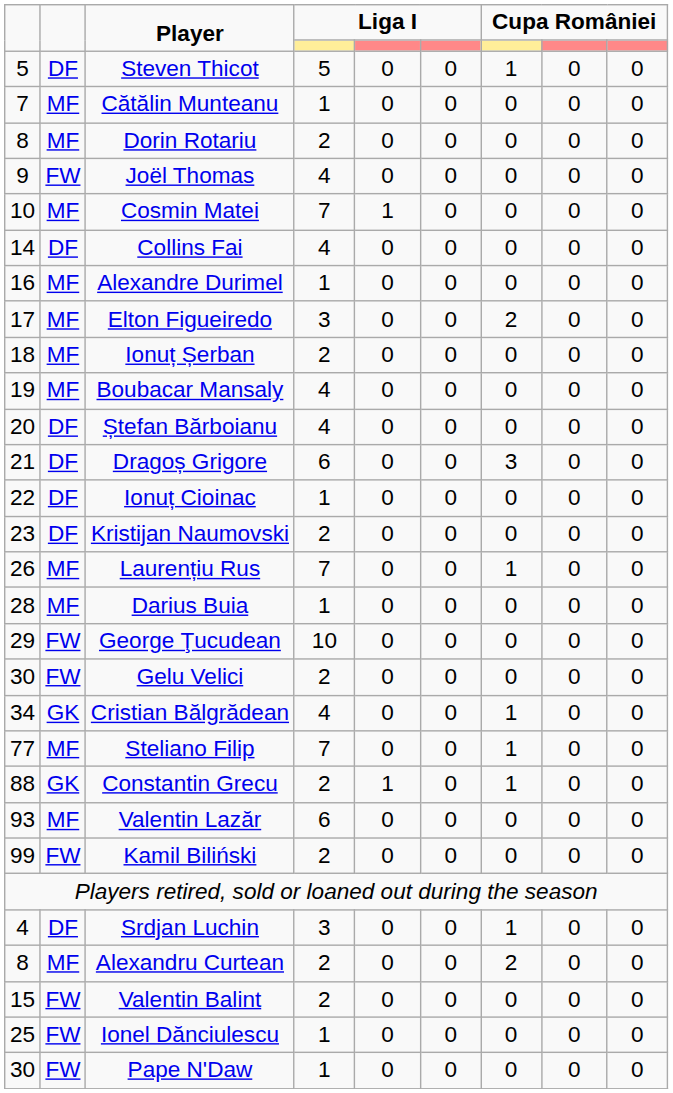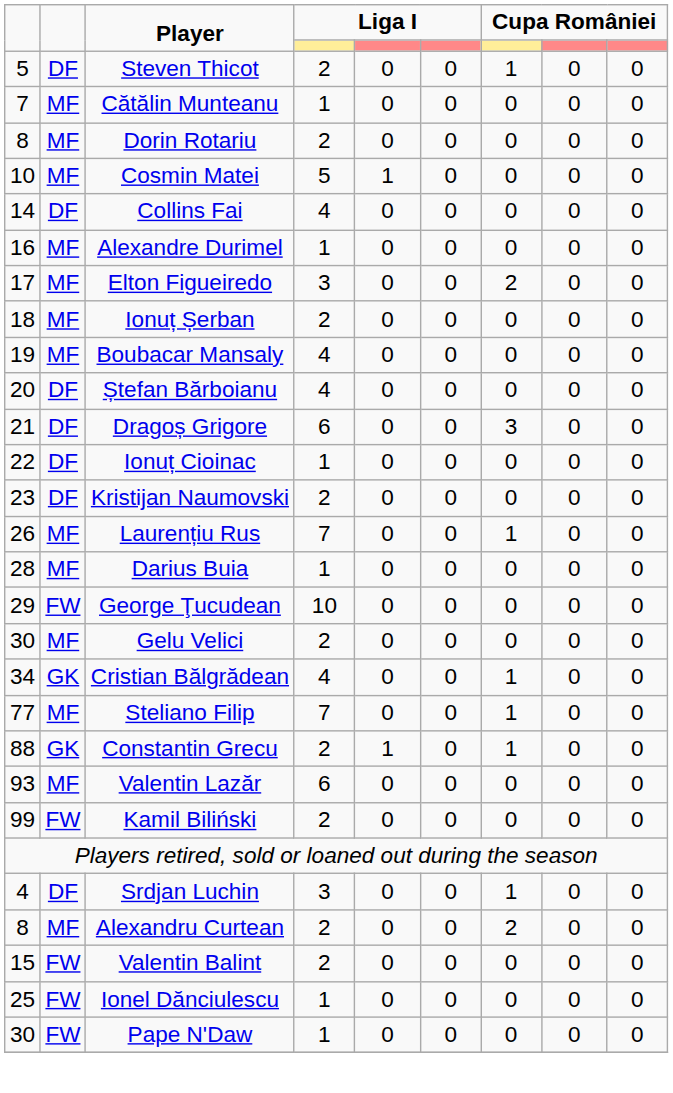(324, 68) 5 -> (324, 68) 2
- row: (190, 175)
(324, 211) 7 -> (324, 175) 5
(63, 676) FW -> (63, 641) MF
